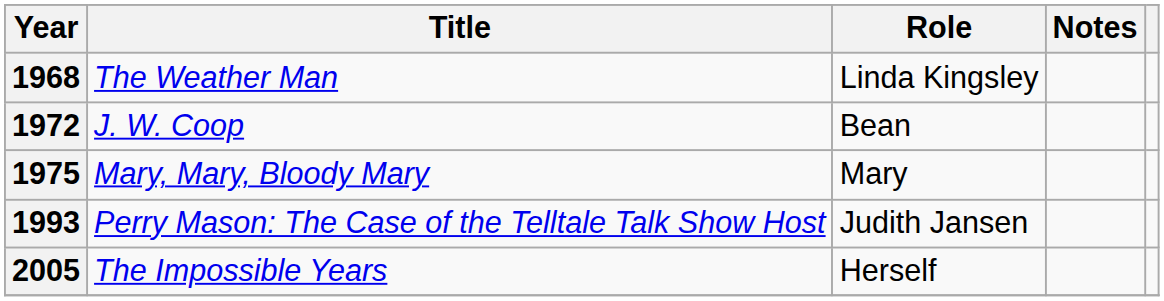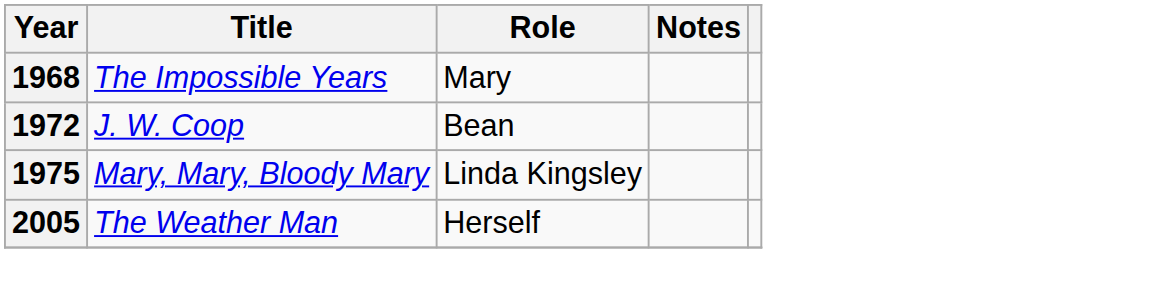(216, 77) The Weather Man -> (241, 77) The Impossible Years
(939, 77) Linda Kingsley -> (477, 77) Mary
(874, 174) Mary -> (543, 174) Linda Kingsley
- row: (46, 222)
(241, 271) The Impossible Years -> (216, 222) The Weather Man
